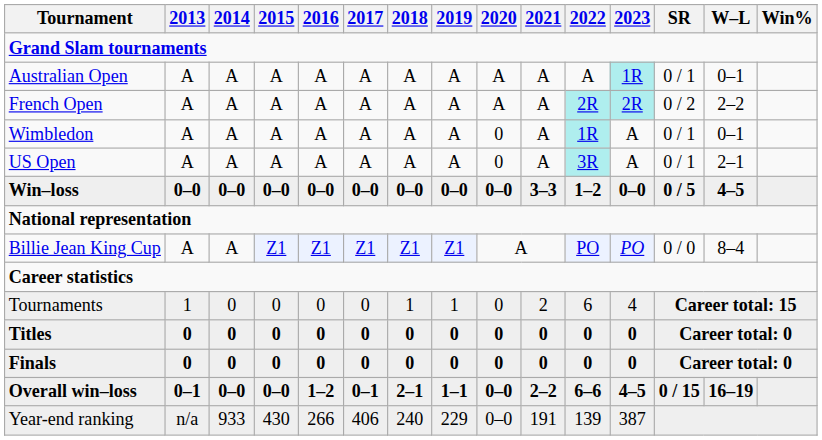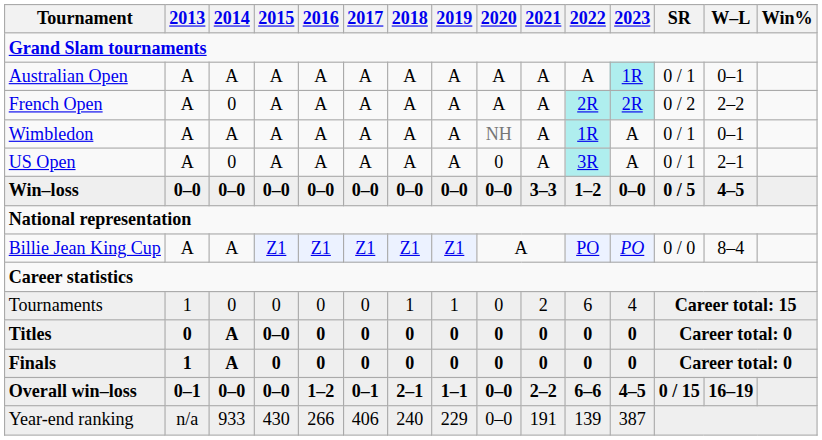(232, 104) A -> (232, 104) 0
(499, 133) 0 -> (499, 133) NH
(232, 162) A -> (232, 162) 0
(232, 334) 0 -> (232, 334) A
(276, 334) 0 -> (276, 334) 0–0
(187, 362) 0 -> (187, 362) 1
(232, 362) 0 -> (232, 362) A
